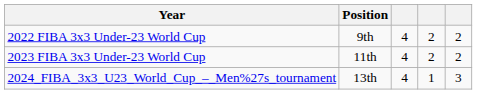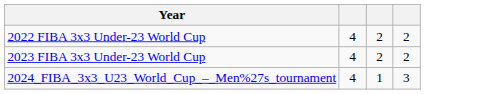- column: (365, 15)
